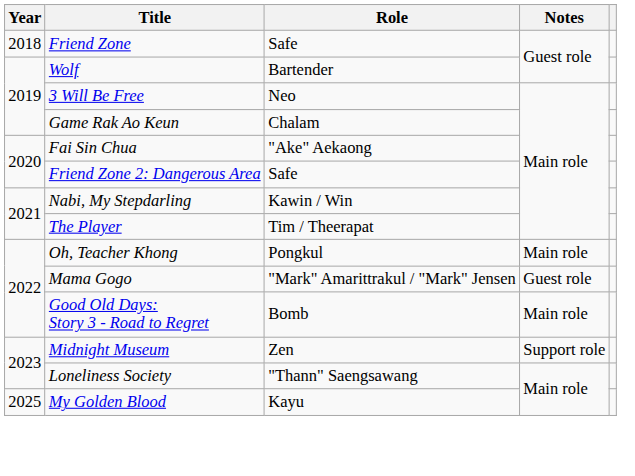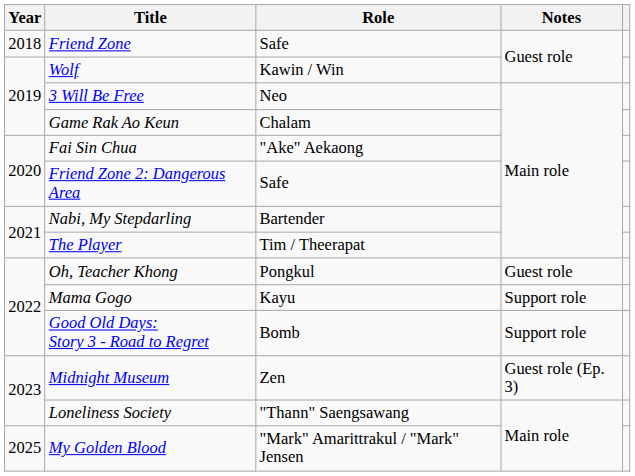(301, 69) Bartender -> (302, 69) Kawin / Win
(310, 200) Kawin / Win -> (292, 219) Bartender
(556, 252) Main role -> (539, 271) Guest role
(392, 278) "Mark" Amarittrakul / "Mark" Jensen -> (277, 297) Kayu
(557, 278) Guest role -> (545, 297) Support role
(556, 314) Main role -> (545, 332) Support role
(564, 349) Support role -> (555, 377) Guest role (Ep. 3)
(286, 402) Kayu -> (359, 448) "Mark" Amarittrakul / "Mark" Jensen
